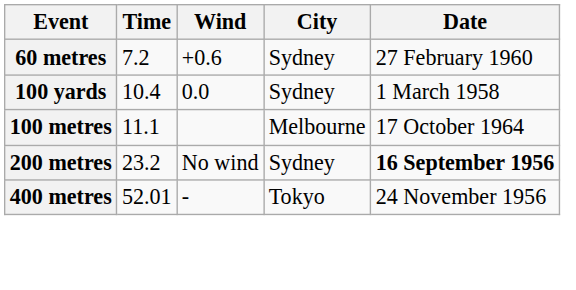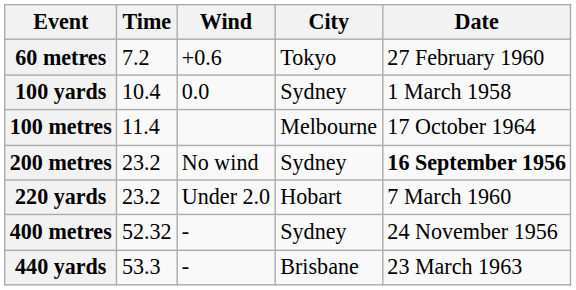(302, 57) Sydney -> (308, 57) Tokyo
(141, 127) 11.1 -> (141, 127) 11.4
+ row: (61, 197)
(147, 197) 52.01 -> (147, 232) 52.32
(297, 197) Tokyo -> (313, 232) Sydney
+ row: (61, 267)
